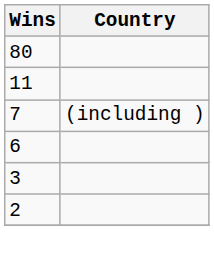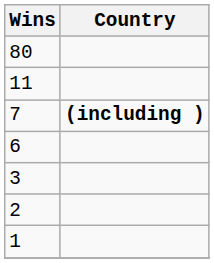(135, 115) normal -> (135, 115) bold
+ row: (15, 242)
